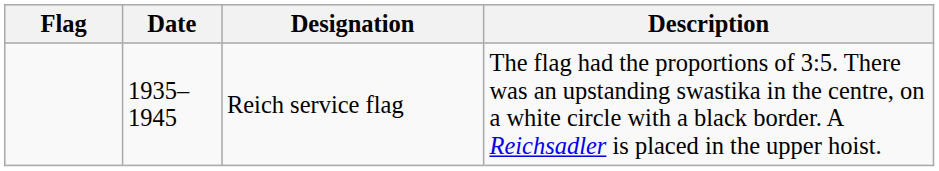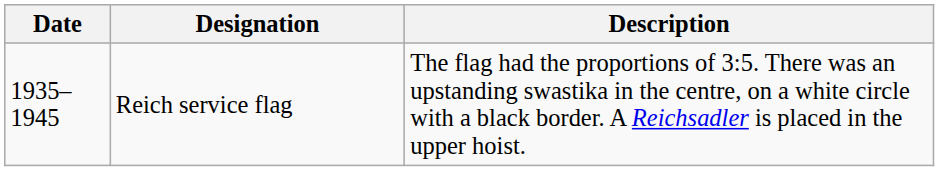- column: (64, 23)
